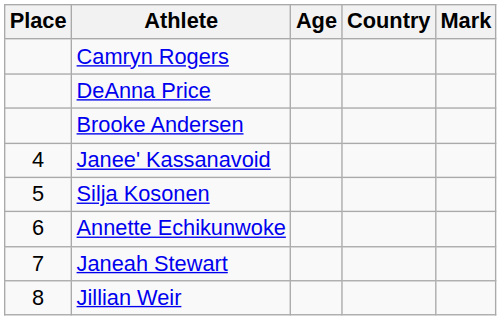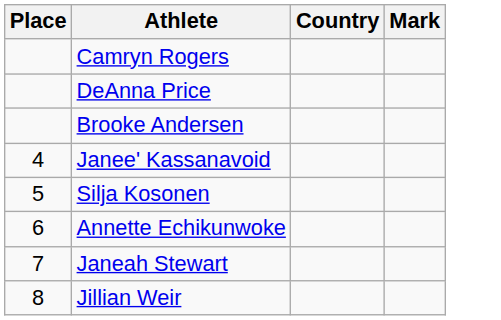- column: (316, 21)
